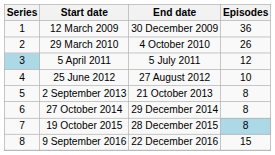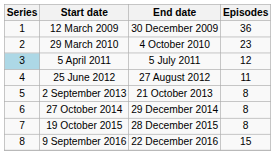(246, 45) 26 -> (246, 45) 23
(246, 77) 10 -> (246, 77) 11
(246, 126) lightblue background -> (246, 126) no background
